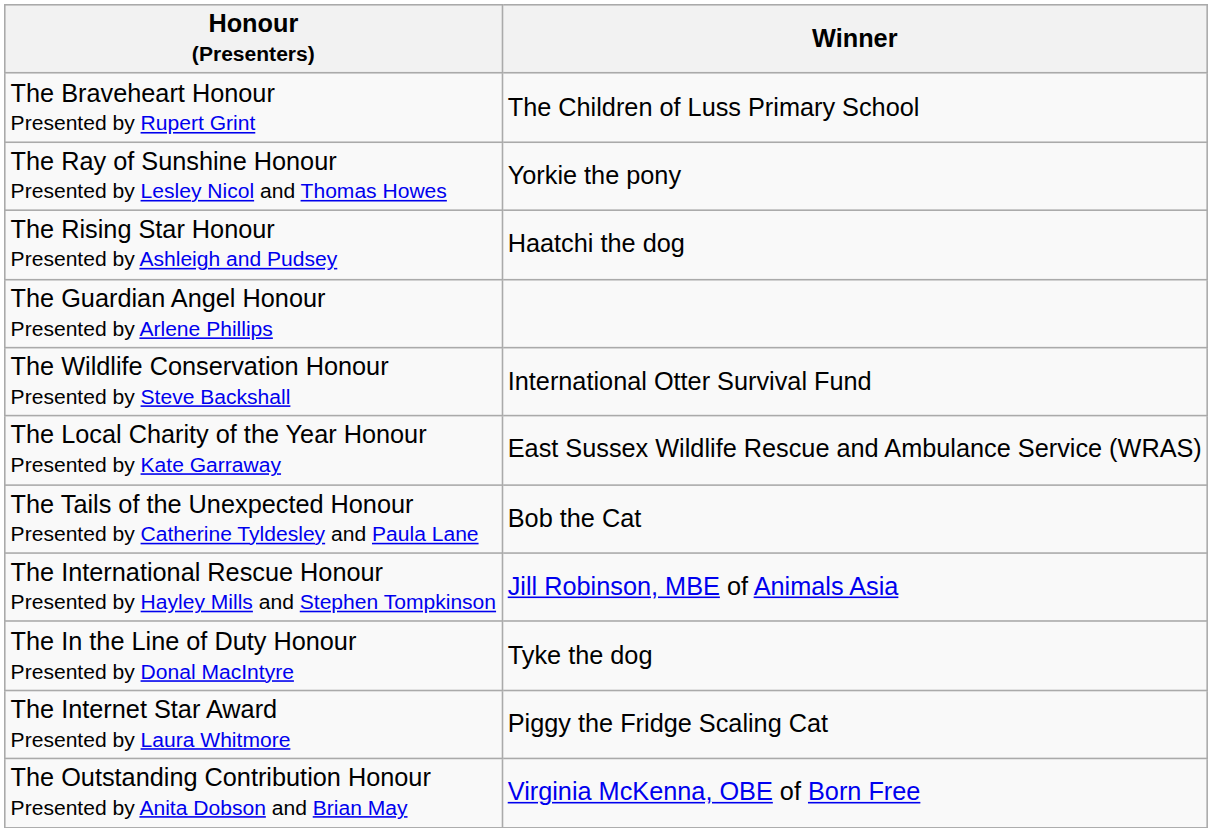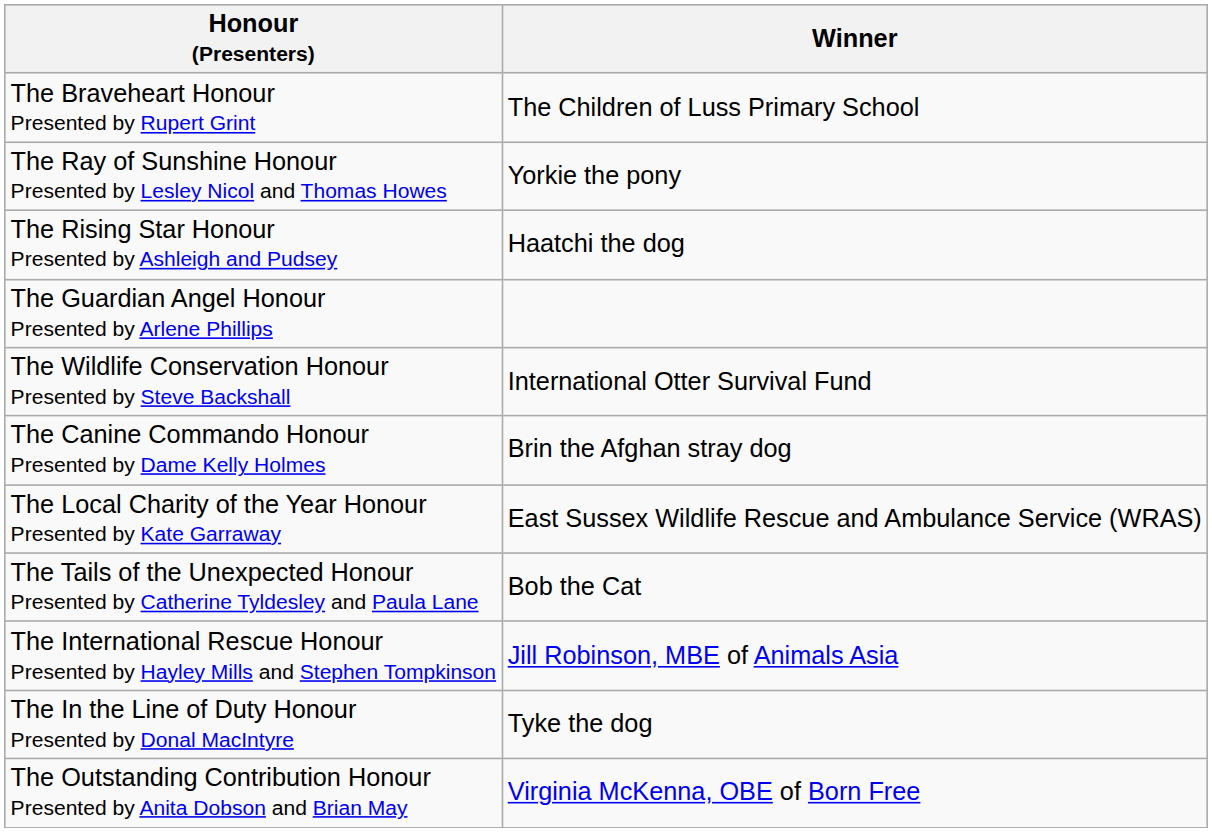+ row: (190, 449)
- row: (151, 724)
